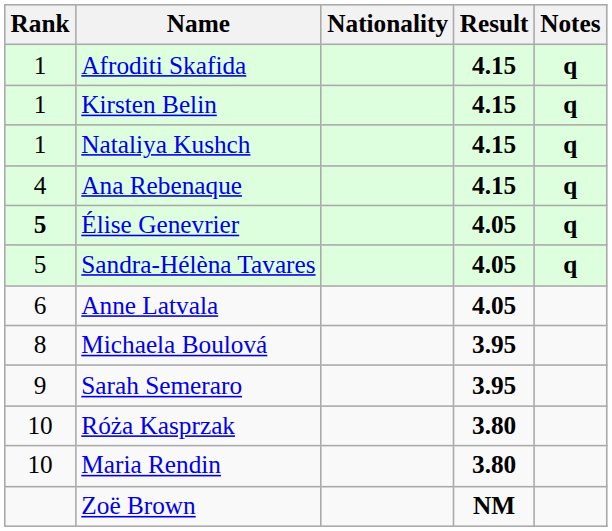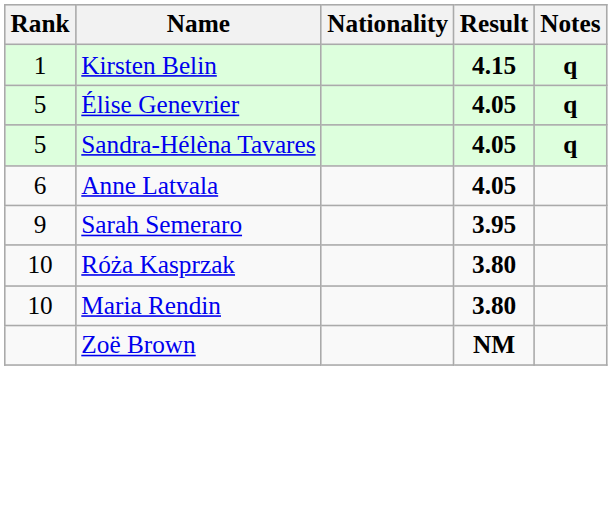- row: (164, 64)
- row: (166, 144)
- row: (162, 184)
(40, 225) bold -> (40, 104) normal
- row: (174, 345)
